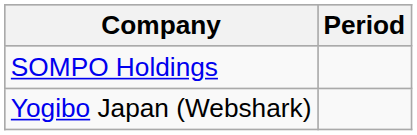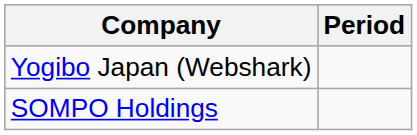rows swapped: (161, 108) <-> (114, 66)
